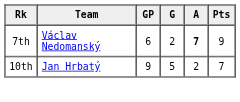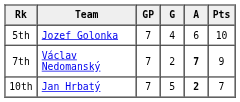+ row: (21, 35)
(148, 41) 6 -> (148, 61) 7
(148, 67) 9 -> (148, 87) 7
(196, 67) normal -> (196, 87) bold
